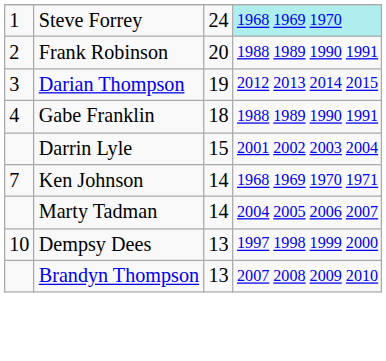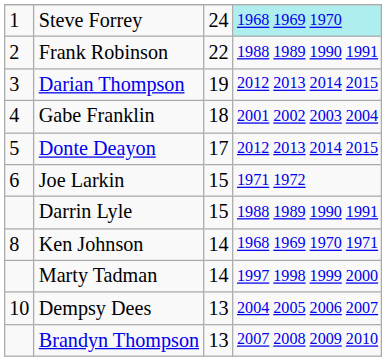(218, 52) 20 -> (218, 52) 22
(308, 116) 1988 1989 1990 1991 -> (308, 116) 2001 2002 2003 2004
+ row: (97, 148)
+ row: (82, 180)
(308, 148) 2001 2002 2003 2004 -> (308, 212) 1988 1989 1990 1991
(14, 180) 7 -> (14, 244) 8
(308, 212) 2004 2005 2006 2007 -> (308, 276) 1997 1998 1999 2000
(308, 244) 1997 1998 1999 2000 -> (308, 308) 2004 2005 2006 2007
